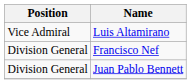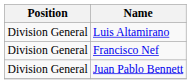(39, 32) Vice Admiral -> (48, 32) Division General
